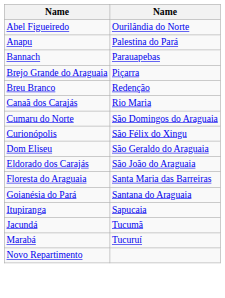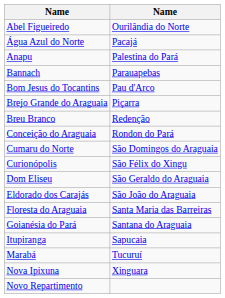+ row: (45, 42)
+ row: (53, 88)
- row: (42, 103)
+ row: (51, 133)
- row: (22, 225)
+ row: (33, 270)
